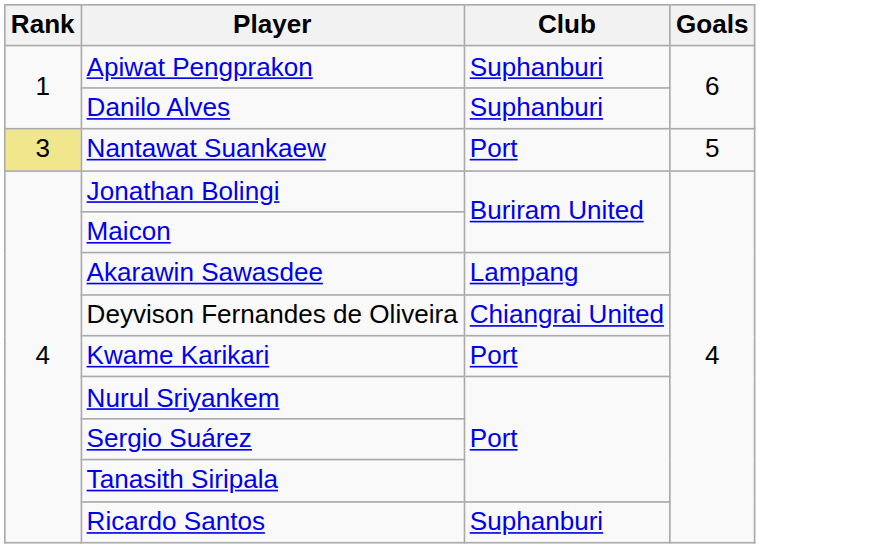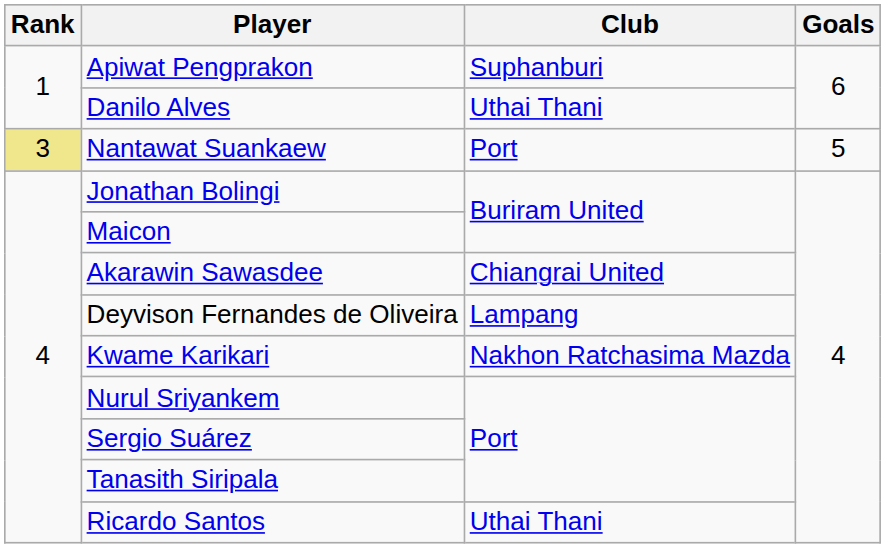(536, 107) Suphanburi -> (536, 107) Uthai Thani
(524, 273) Lampang -> (567, 273) Chiangrai United
(567, 314) Chiangrai United -> (524, 314) Lampang
(494, 356) Port -> (630, 356) Nakhon Ratchasima Mazda
(536, 521) Suphanburi -> (536, 521) Uthai Thani
